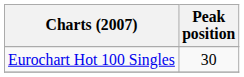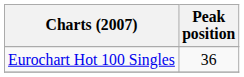(209, 59) 30 -> (209, 59) 36
